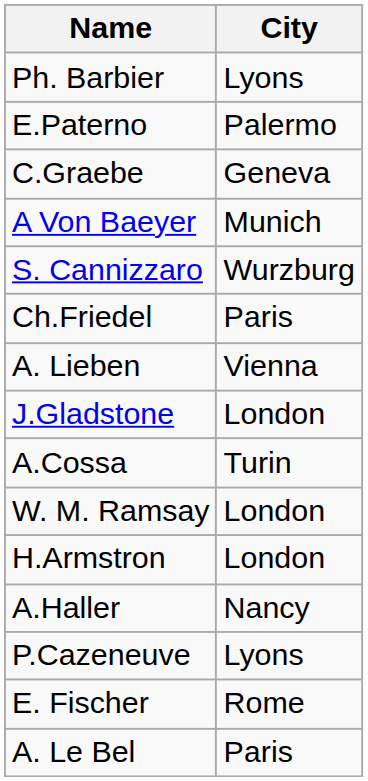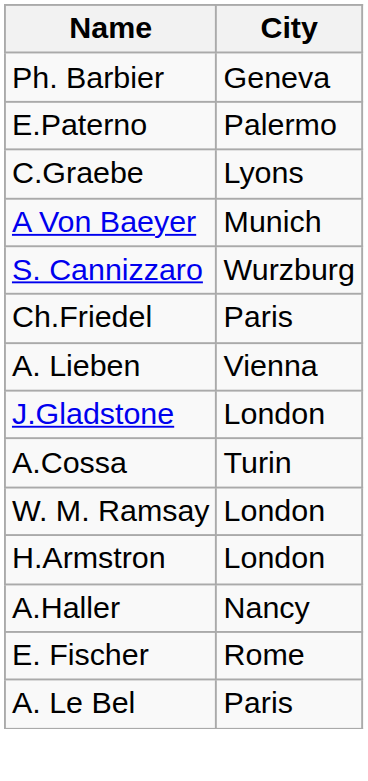(264, 76) Lyons -> (277, 76) Geneva
(277, 173) Geneva -> (264, 173) Lyons
- row: (101, 655)
